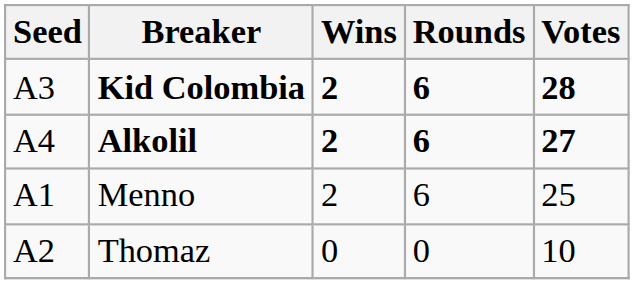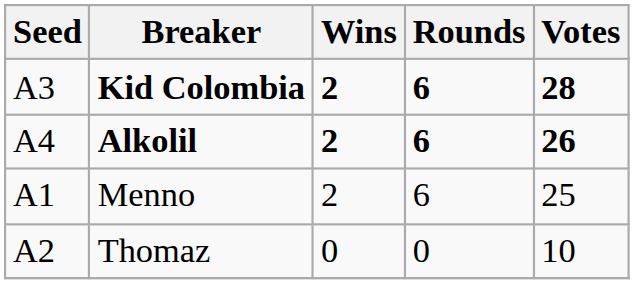(559, 140) 27 -> (559, 140) 26
